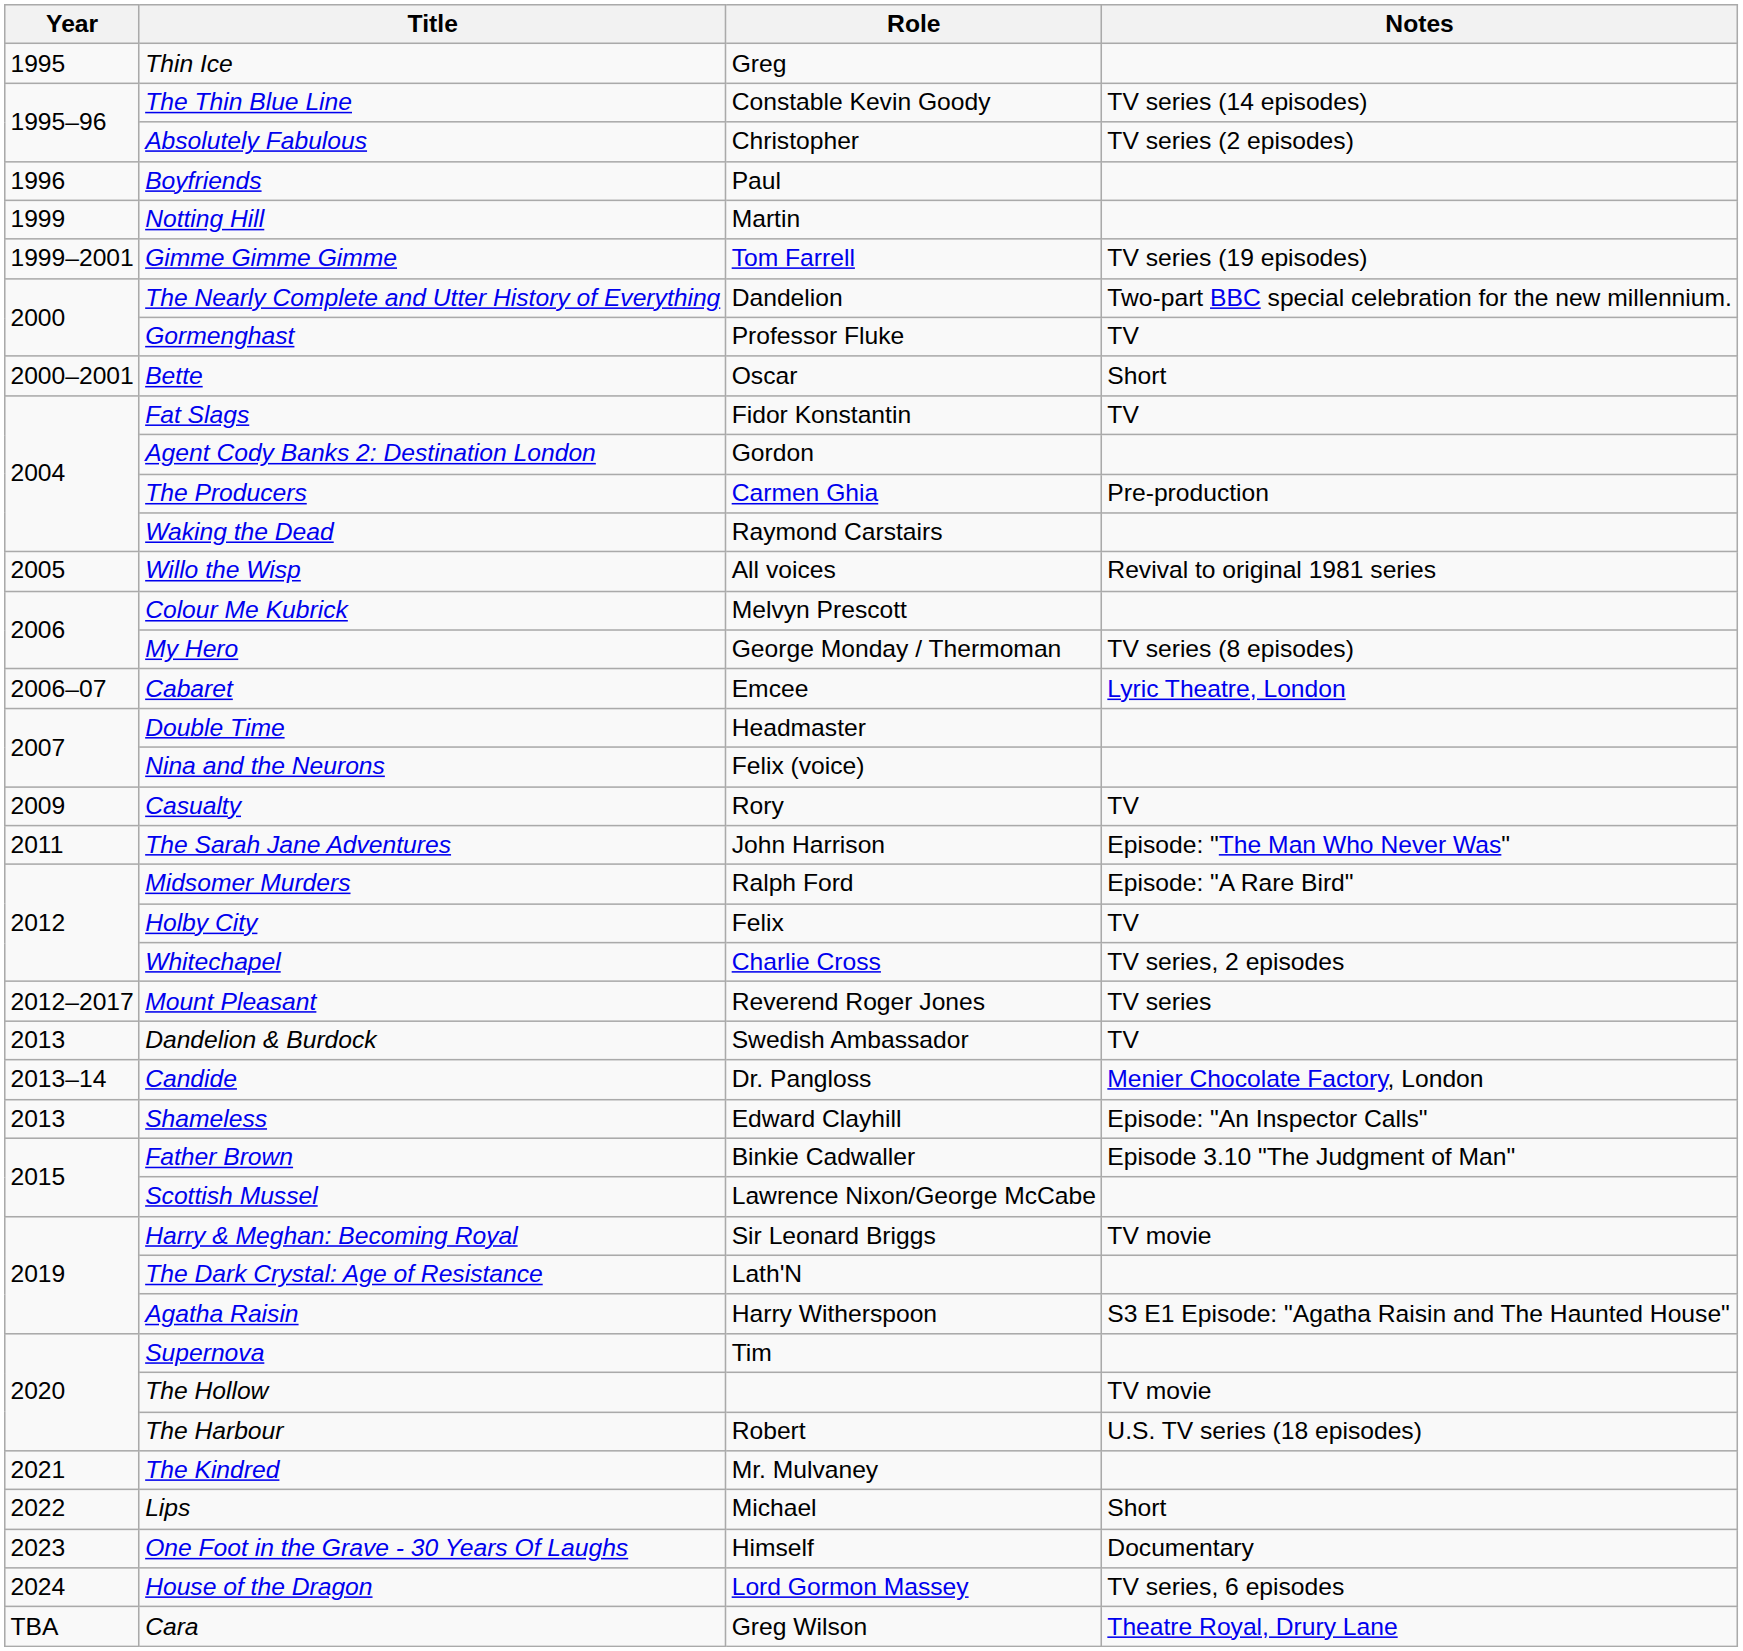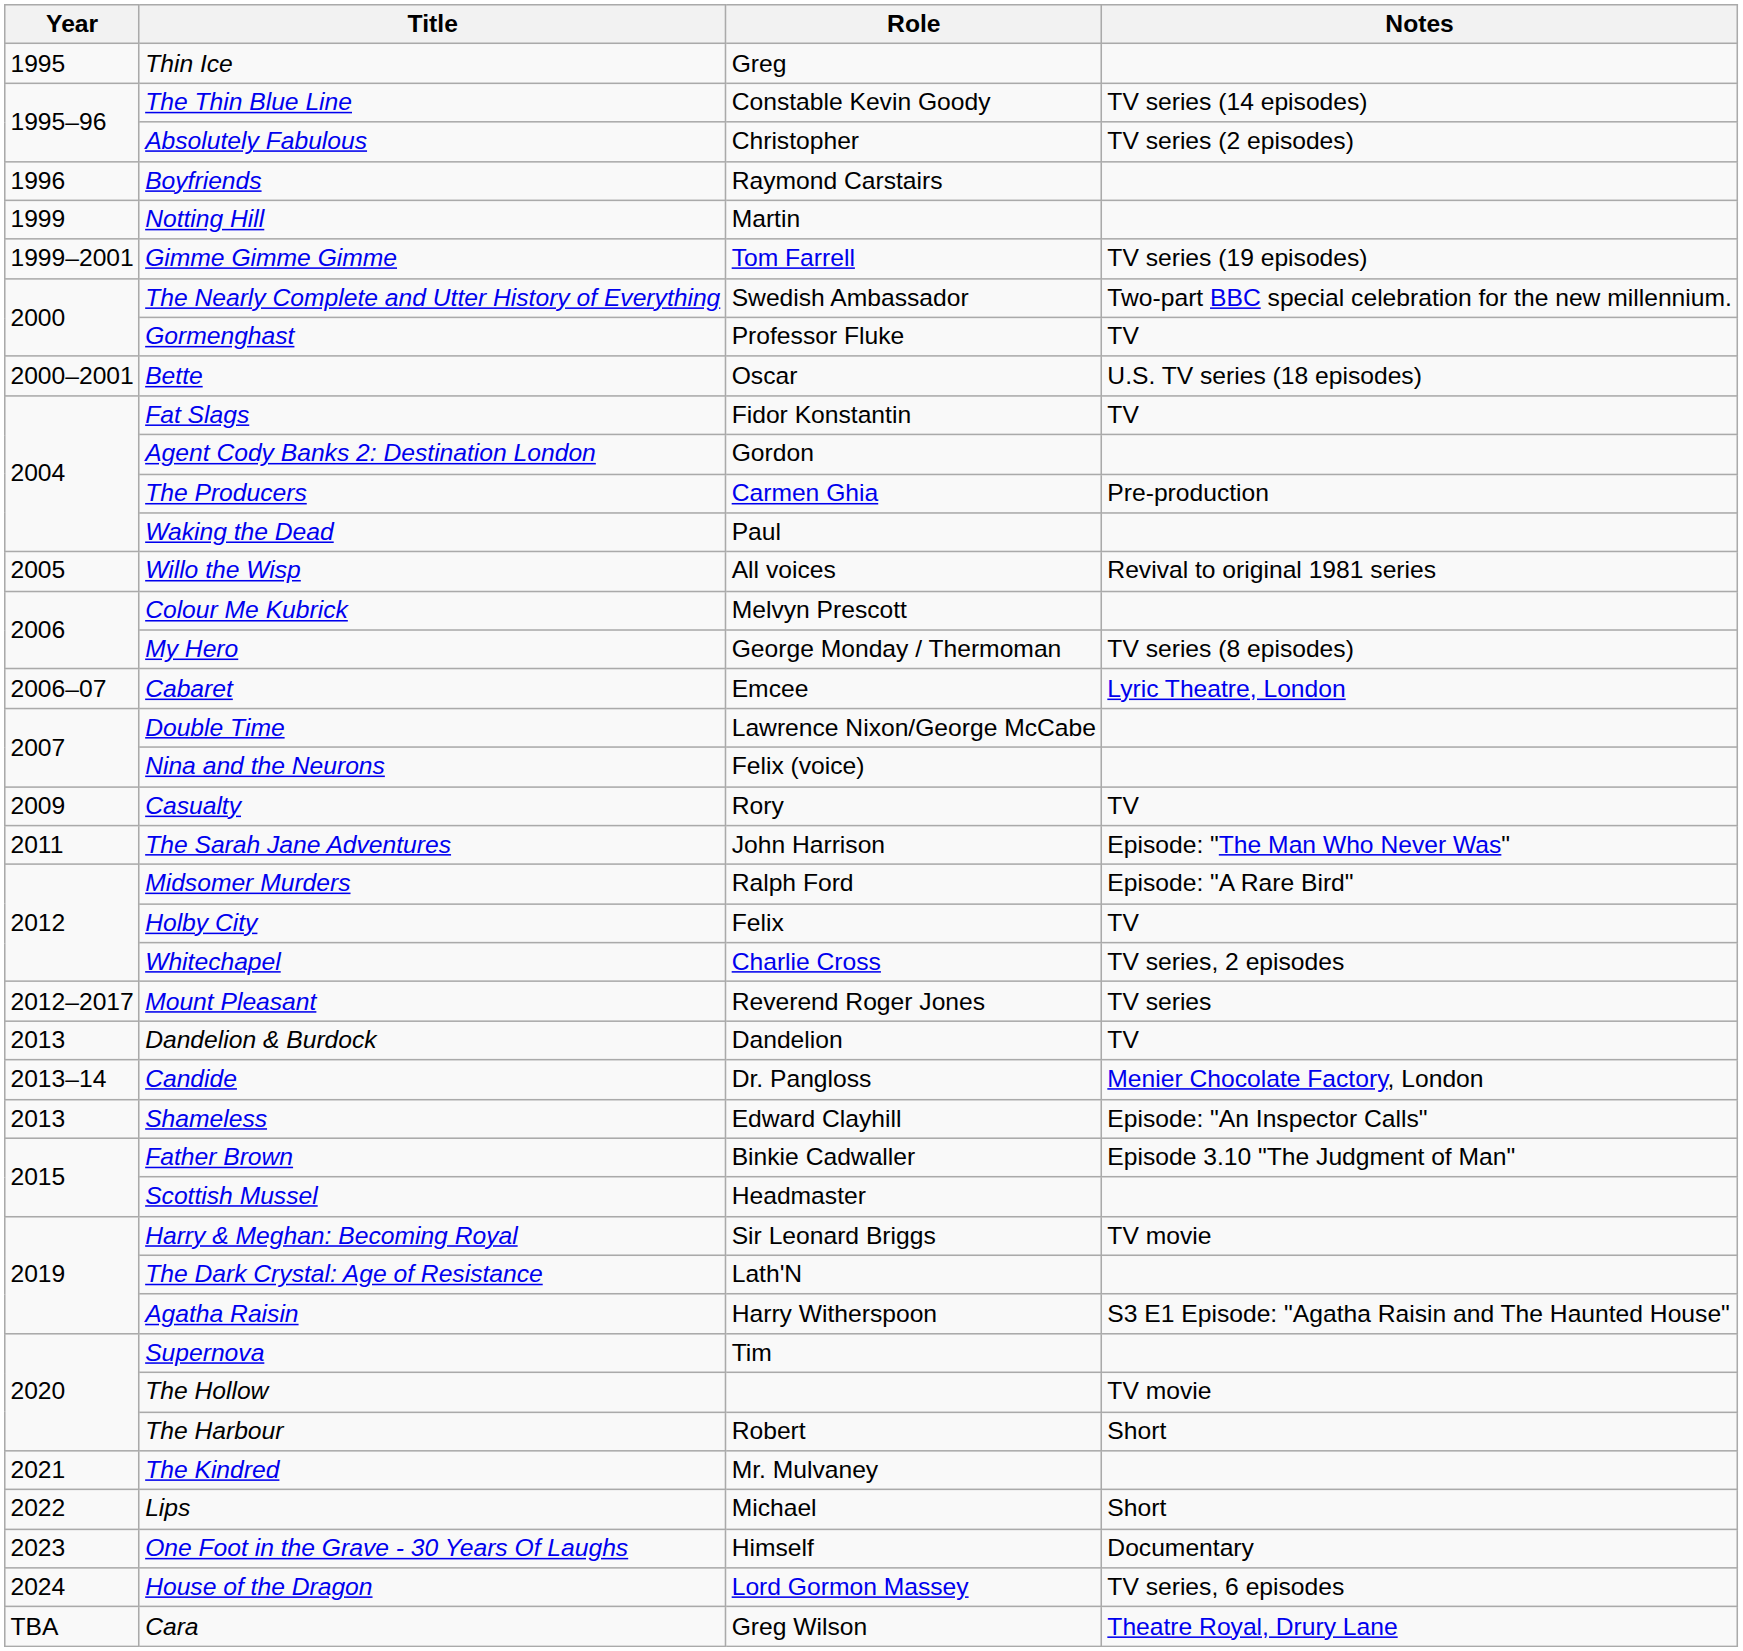(756, 180) Paul -> (837, 180) Raymond Carstairs
(787, 297) Dandelion -> (850, 297) Swedish Ambassador
(1137, 375) Short -> (1265, 375) U.S. TV series (18 episodes)
(837, 532) Raymond Carstairs -> (756, 532) Paul
(799, 727) Headmaster -> (914, 727) Lawrence Nixon/George McCabe
(850, 1040) Swedish Ambassador -> (787, 1040) Dandelion
(914, 1196) Lawrence Nixon/George McCabe -> (799, 1196) Headmaster
(1265, 1430) U.S. TV series (18 episodes) -> (1137, 1430) Short
